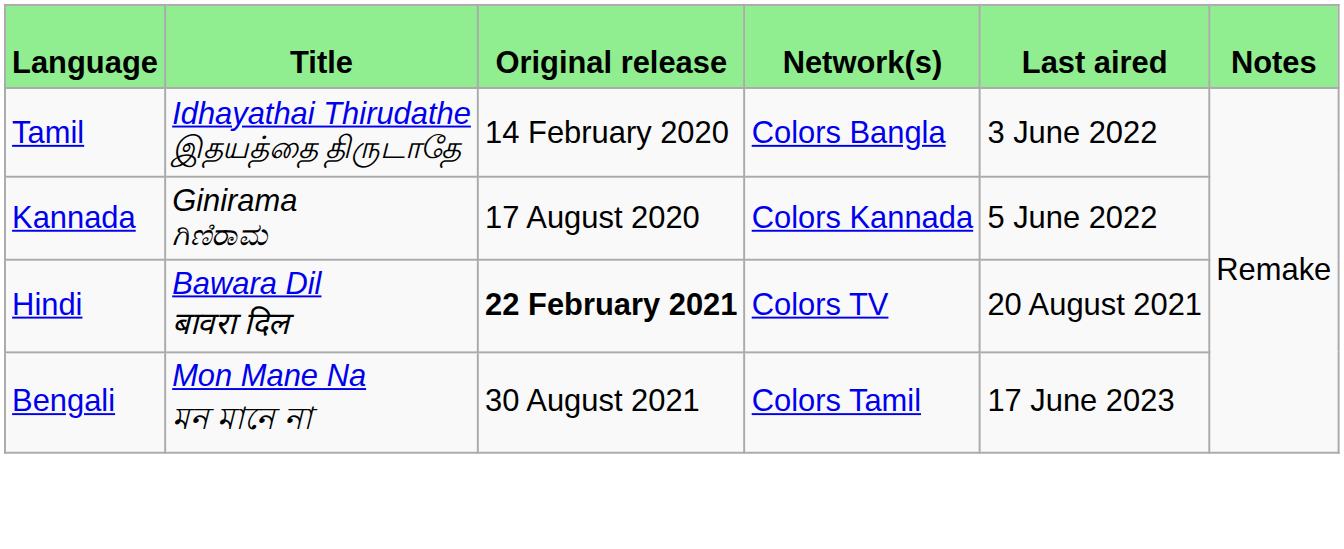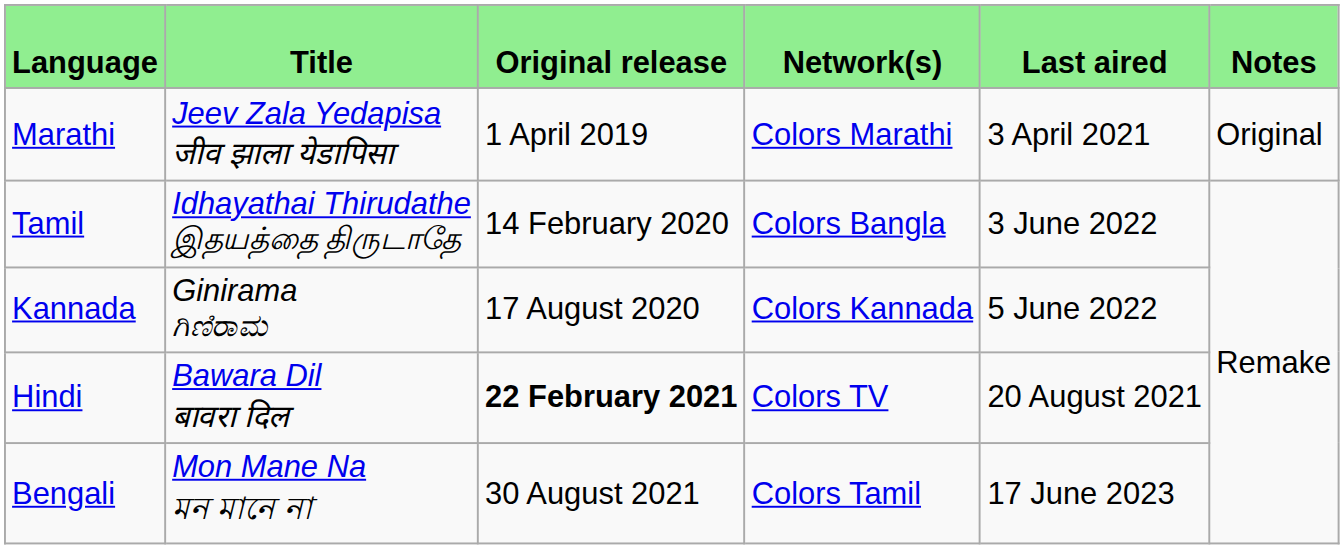+ row: (64, 133)
